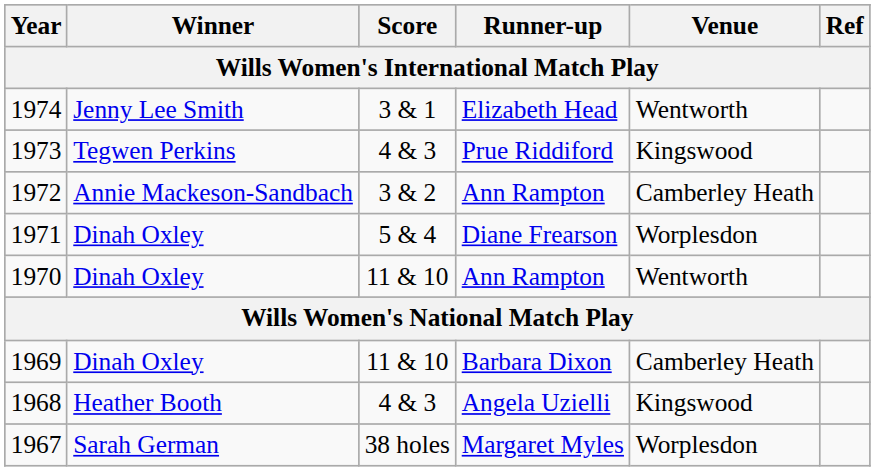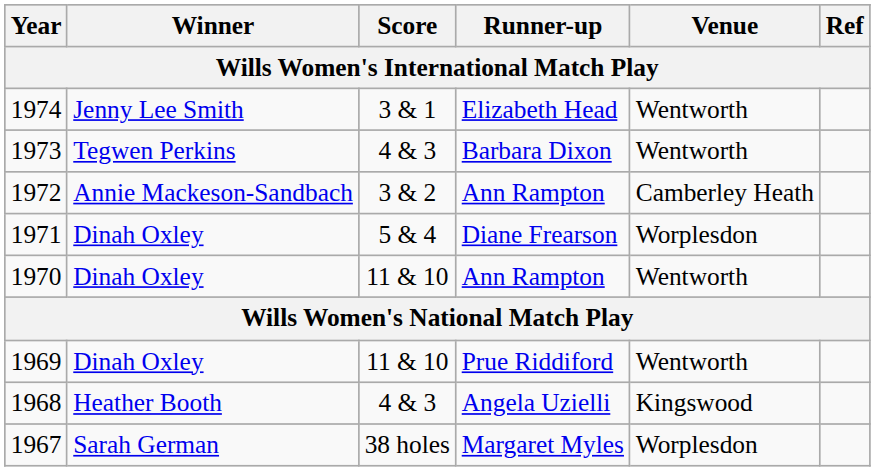(537, 151) Prue Riddiford -> (537, 151) Barbara Dixon
(694, 151) Kingswood -> (692, 151) Wentworth
(537, 360) Barbara Dixon -> (537, 360) Prue Riddiford
(725, 360) Camberley Heath -> (692, 360) Wentworth
